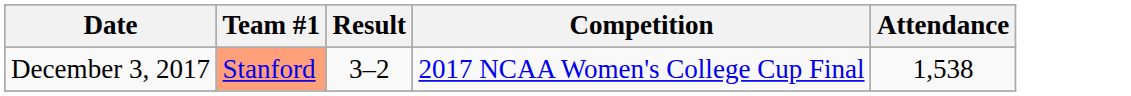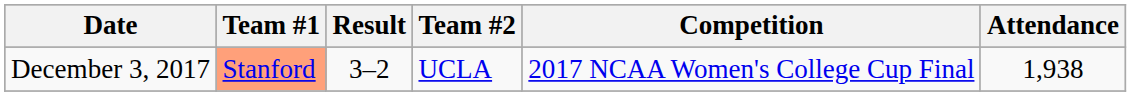+ column: (467, 25)
(943, 68) 1,538 -> (1053, 68) 1,938
